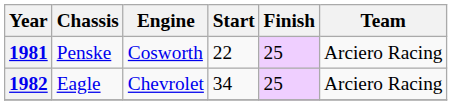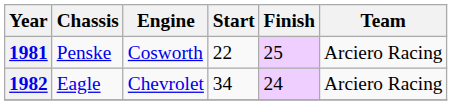(273, 84) 25 -> (273, 84) 24
